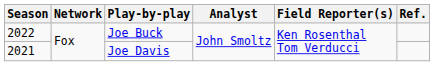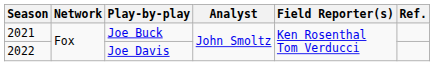(21, 32) 2022 -> (21, 32) 2021
(21, 51) 2021 -> (21, 51) 2022
